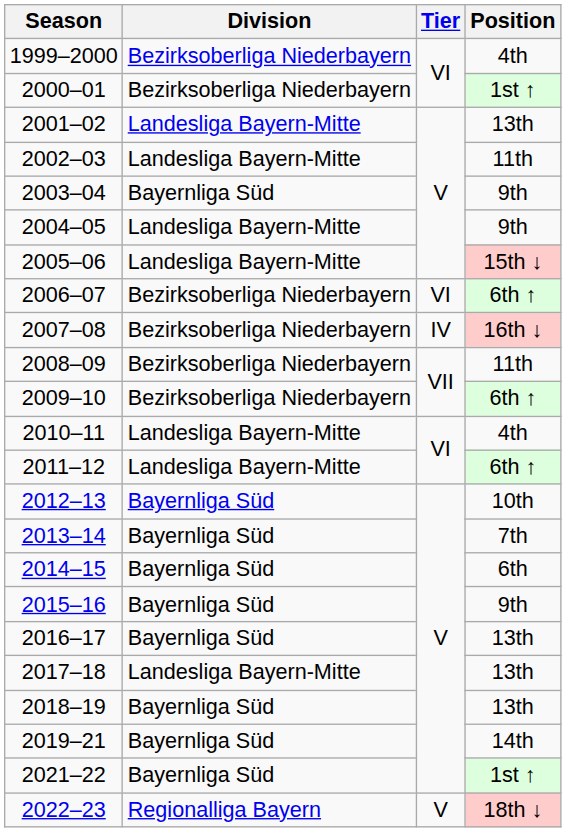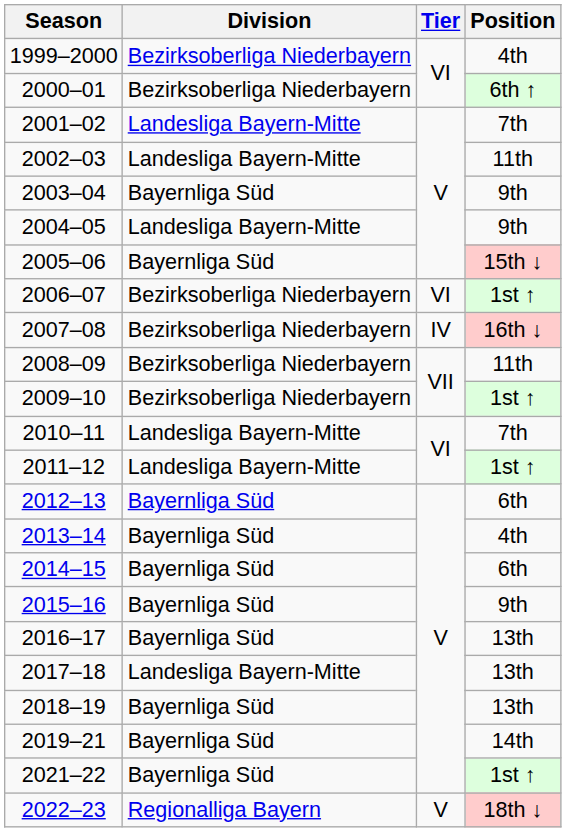(513, 90) 1st ↑ -> (513, 90) 6th ↑
(513, 124) 13th -> (513, 124) 7th
(244, 261) Landesliga Bayern-Mitte -> (201, 261) Bayernliga Süd
(513, 295) 6th ↑ -> (513, 295) 1st ↑
(513, 398) 6th ↑ -> (513, 398) 1st ↑
(513, 432) 4th -> (513, 432) 7th
(513, 466) 6th ↑ -> (513, 466) 1st ↑
(513, 501) 10th -> (513, 501) 6th
(513, 535) 7th -> (513, 535) 4th
